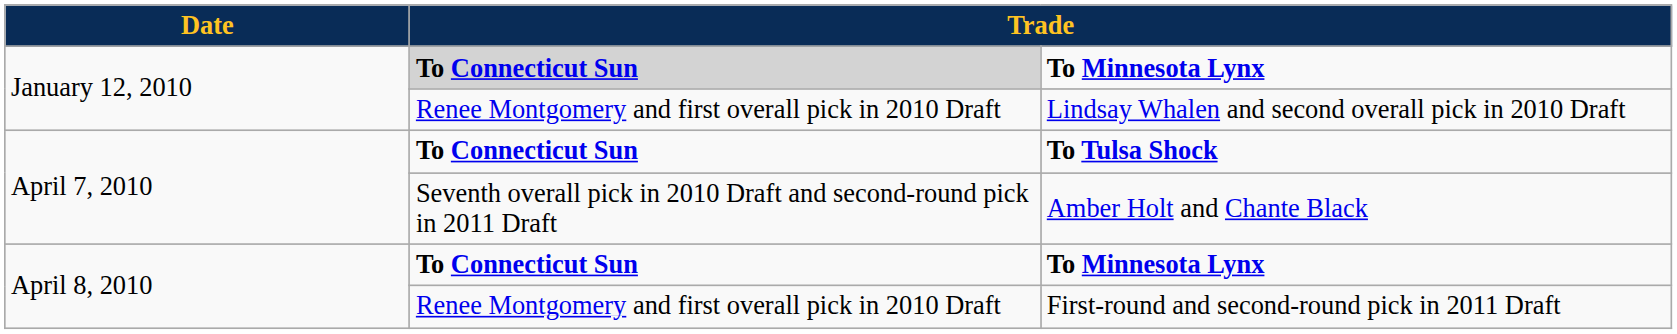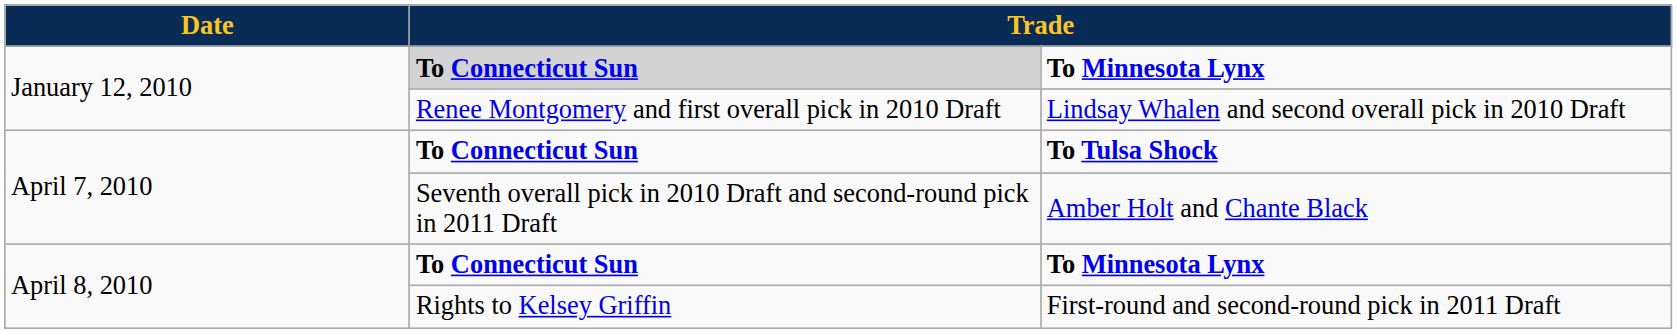(708, 306) Renee Montgomery and first overall pick in 2010 Draft -> (544, 306) Rights to Kelsey Griffin
